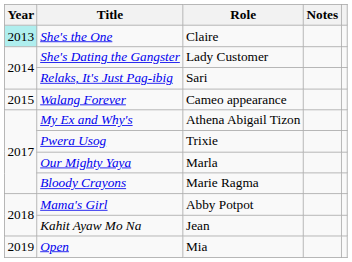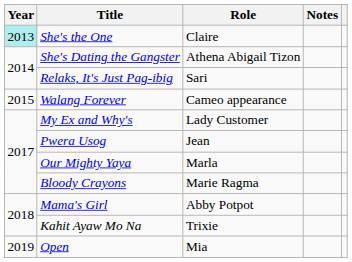(227, 57) Lady Customer -> (243, 57) Athena Abigail Tizon
(243, 120) Athena Abigail Tizon -> (227, 120) Lady Customer
(202, 141) Trixie -> (198, 141) Jean
(198, 225) Jean -> (202, 225) Trixie
